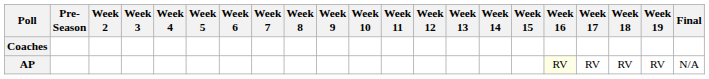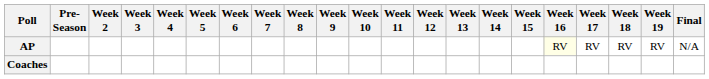rows swapped: (27, 65) <-> (27, 46)
